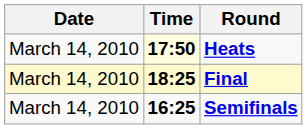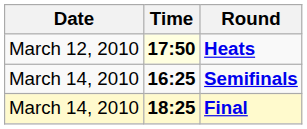(74, 49) March 14, 2010 -> (74, 49) March 12, 2010
rows swapped: (251, 108) <-> (226, 78)
